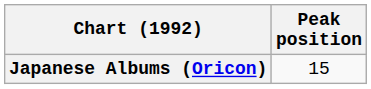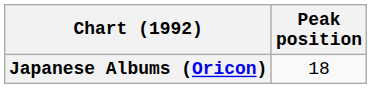(319, 69) 15 -> (319, 69) 18
